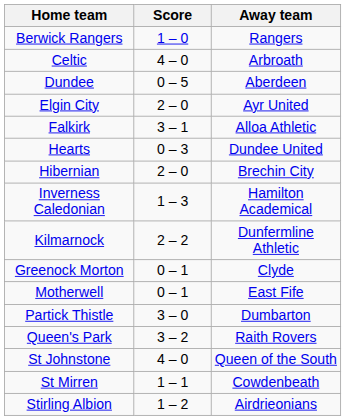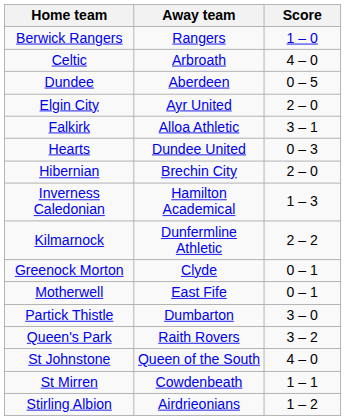columns swapped: (173, 15) <-> (276, 15)
